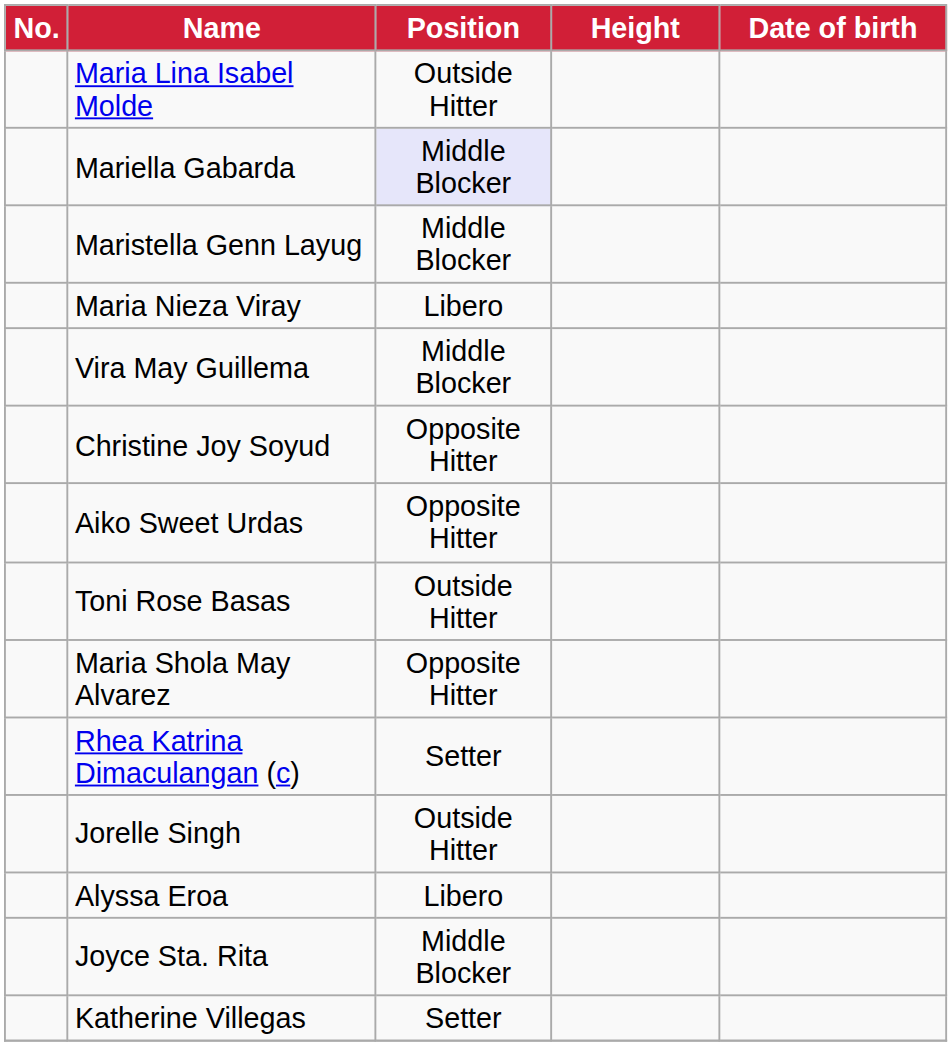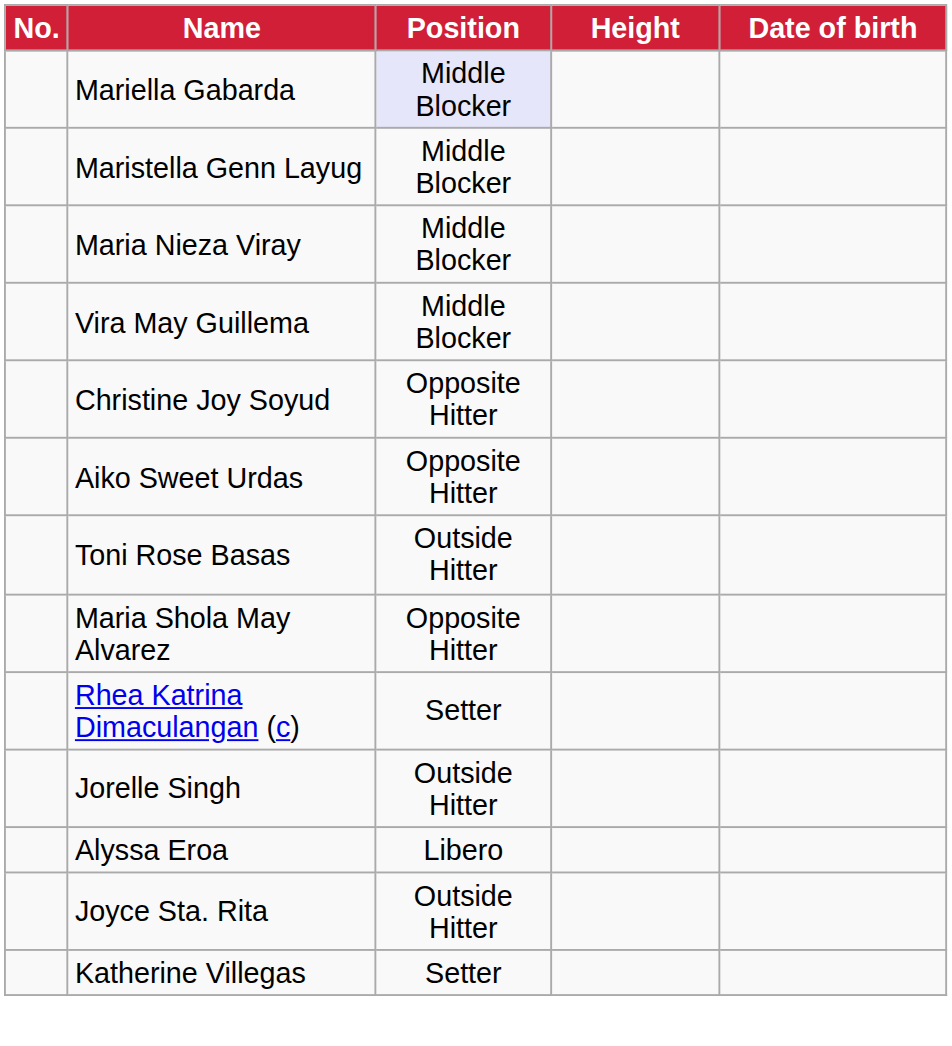- row: (184, 89)
(463, 306) Libero -> (463, 245) Middle Blocker
(463, 956) Middle Blocker -> (463, 911) Outside Hitter
